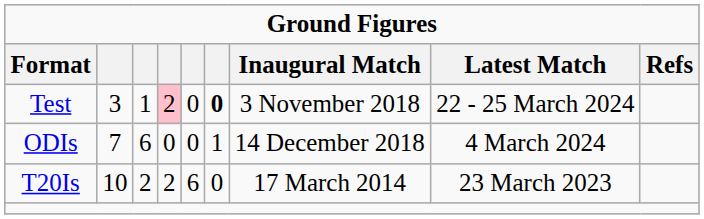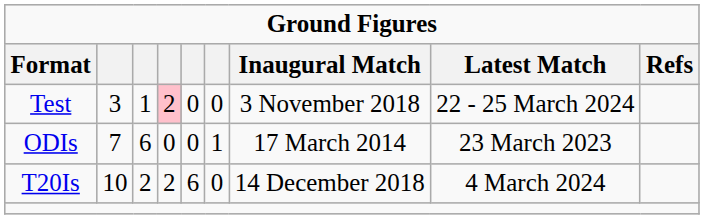(217, 103) bold -> (217, 103) normal
(330, 143) 14 December 2018 -> (330, 143) 17 March 2014
(535, 143) 4 March 2024 -> (535, 143) 23 March 2023
(330, 182) 17 March 2014 -> (330, 182) 14 December 2018
(535, 182) 23 March 2023 -> (535, 182) 4 March 2024
